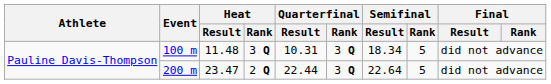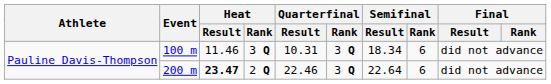(222, 51) 11.48 -> (222, 51) 11.46
(422, 51) 5 -> (422, 51) 6
(222, 70) normal -> (222, 70) bold
(301, 70) 22.44 -> (301, 70) 22.46
(422, 70) 5 -> (422, 70) 6
